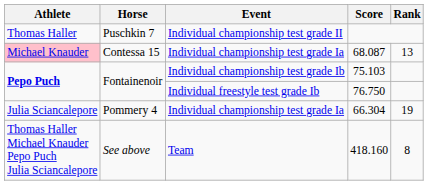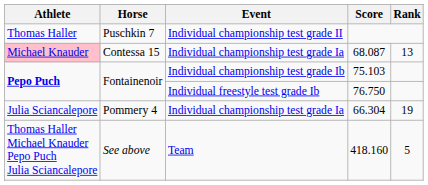(407, 150) 8 -> (407, 150) 5
